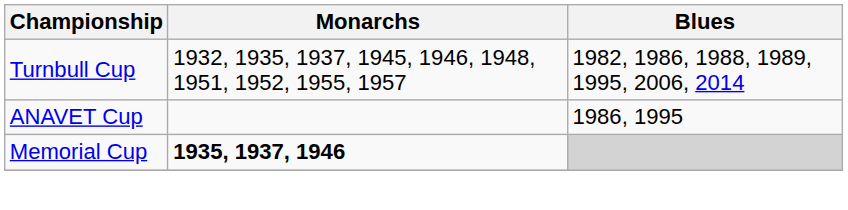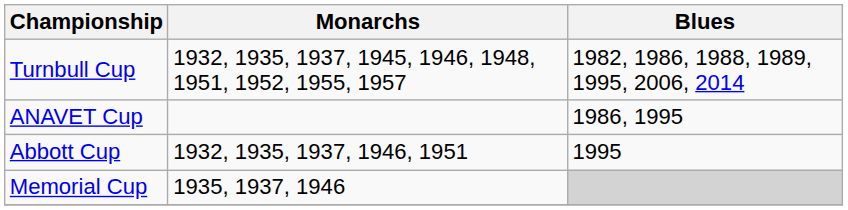+ row: (65, 151)
(259, 151) bold -> (259, 186) normal
